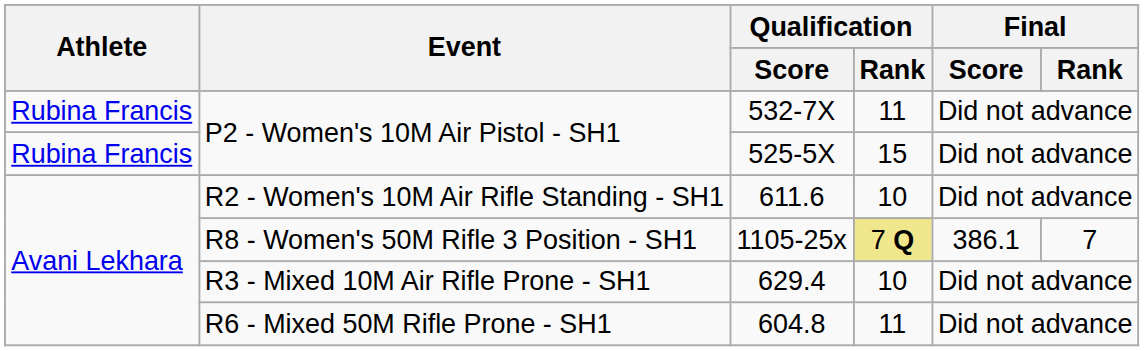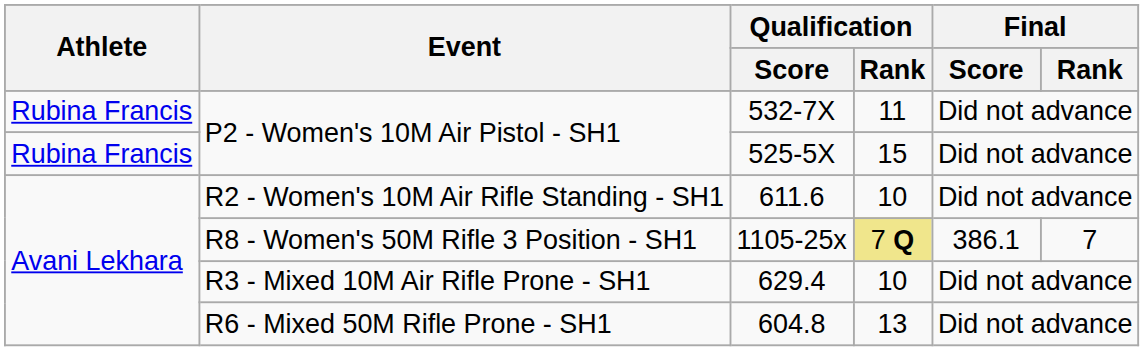(892, 324) 11 -> (892, 324) 13
